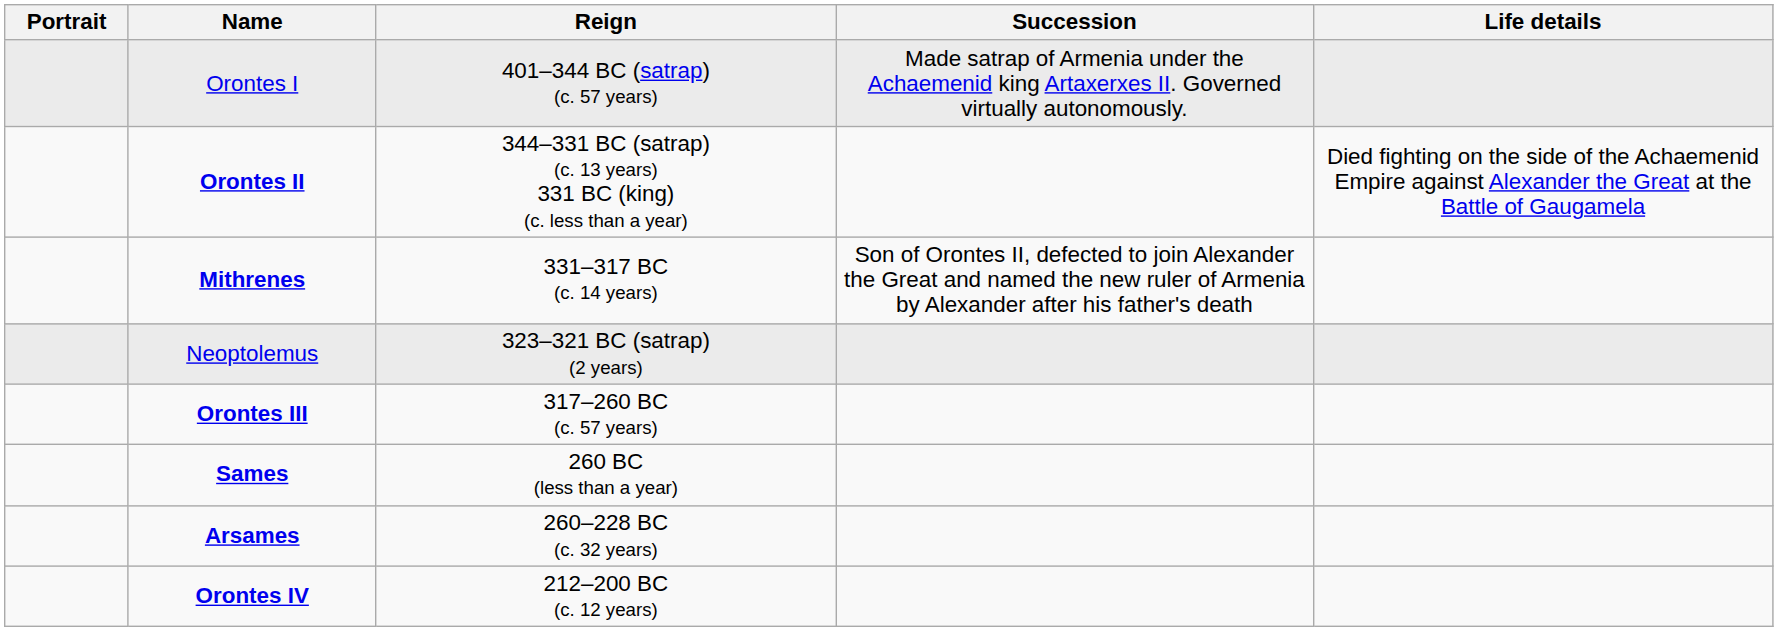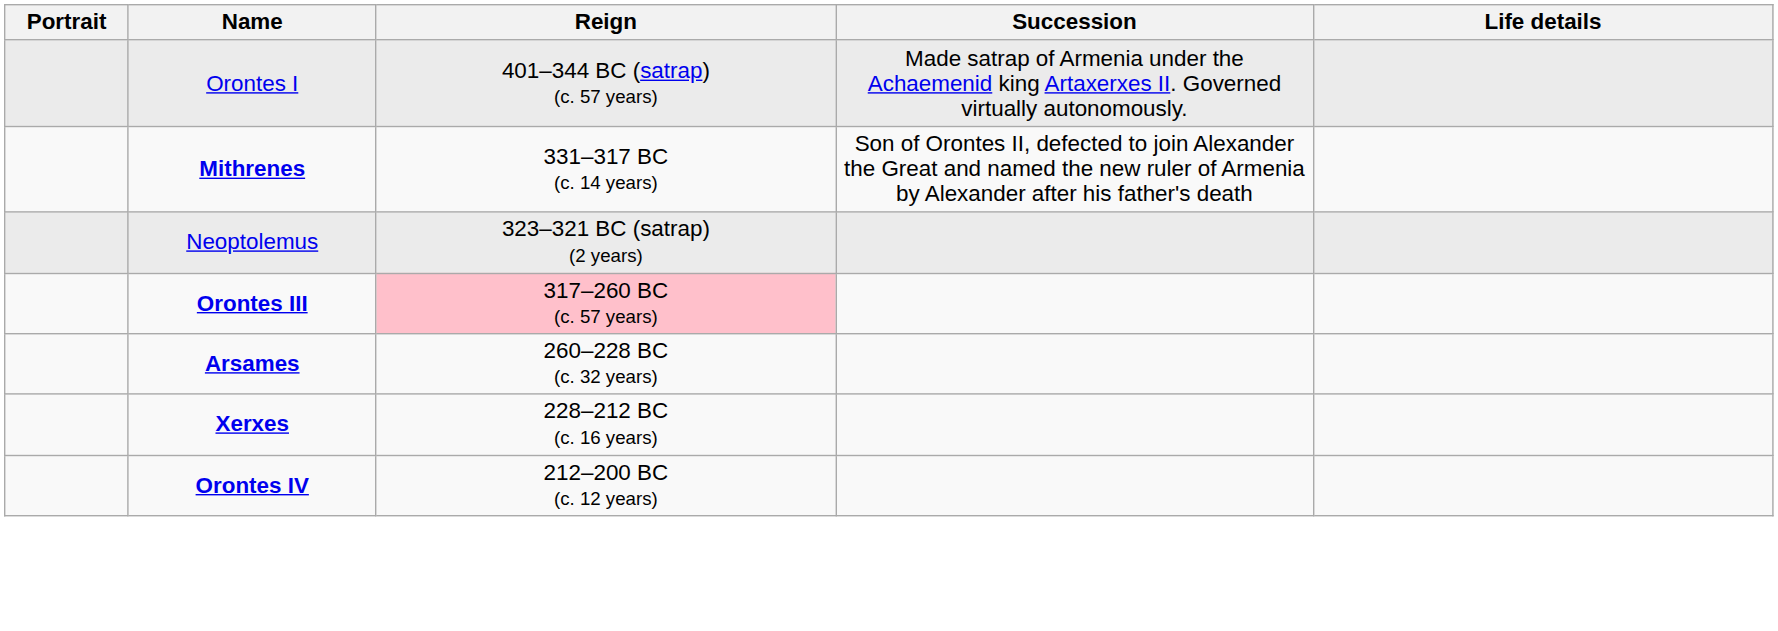- row: (252, 181)
(606, 414) no background -> (606, 302) pink background
- row: (252, 474)
+ row: (252, 424)
